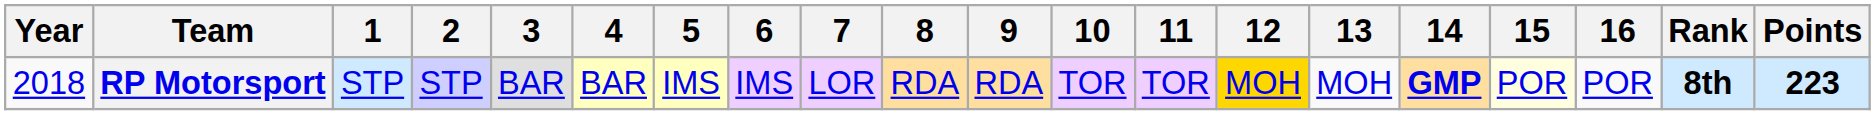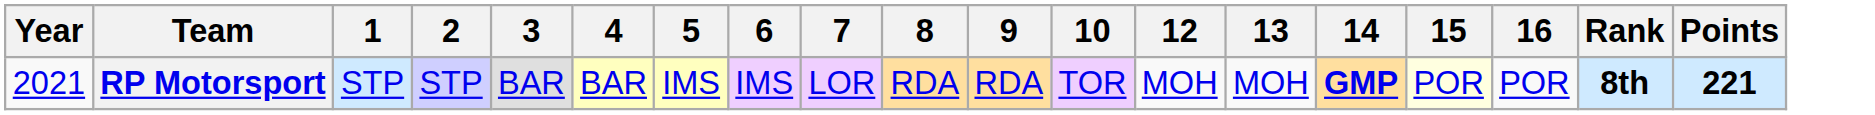- column: (1176, 31)
(49, 83) 2018 -> (49, 83) 2021
(1263, 83) gold background -> (1180, 83) no background
(1813, 83) 223 -> (1729, 83) 221
